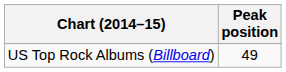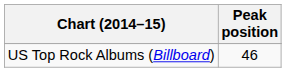(250, 55) 49 -> (250, 55) 46
